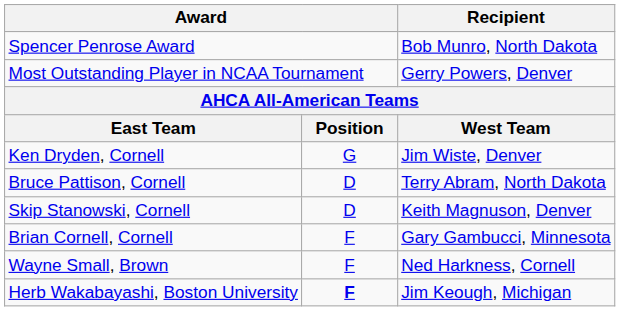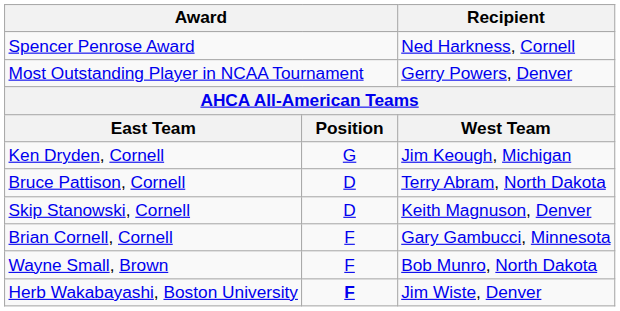(499, 45) Bob Munro, North Dakota -> (488, 45) Ned Harkness, Cornell
(471, 155) Jim Wiste, Denver -> (486, 155) Jim Keough, Michigan
(488, 264) Ned Harkness, Cornell -> (499, 264) Bob Munro, North Dakota
(486, 292) Jim Keough, Michigan -> (471, 292) Jim Wiste, Denver
